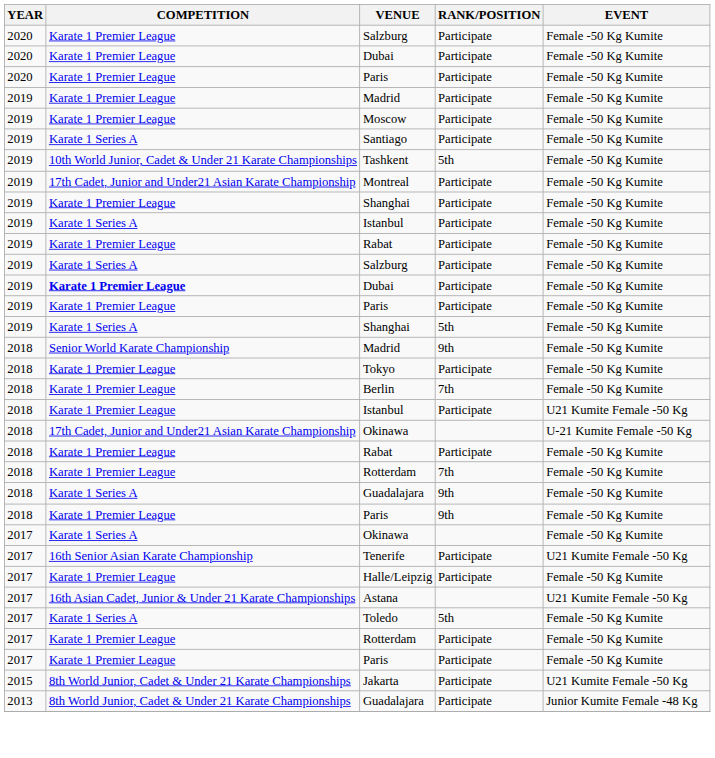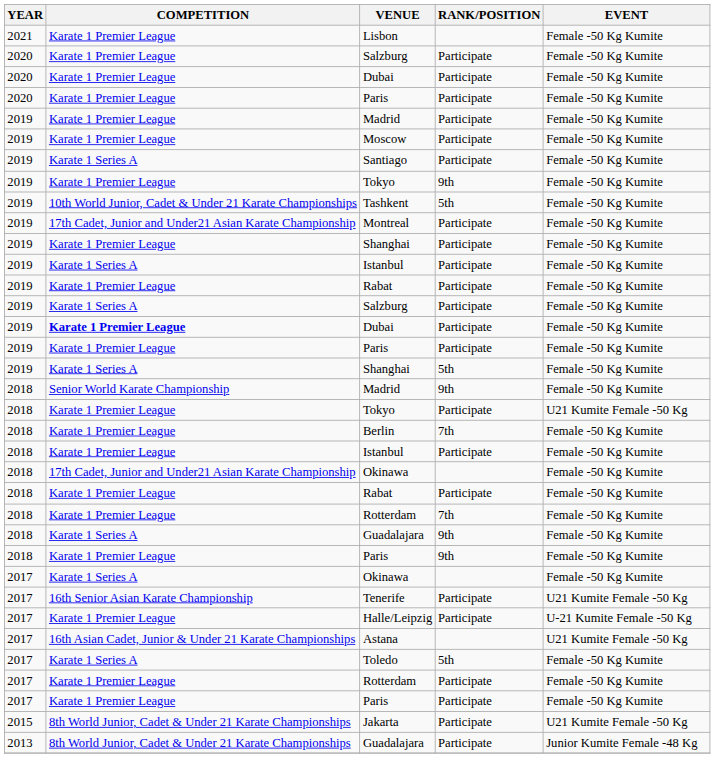+ row: (20, 35)
+ row: (20, 181)
(604, 368) Female -50 Kg Kumite -> (622, 410) U21 Kumite Female -50 Kg
(622, 410) U21 Kumite Female -50 Kg -> (604, 451) Female -50 Kg Kumite
(619, 431) U-21 Kumite Female -50 Kg -> (604, 472) Female -50 Kg Kumite
(604, 576) Female -50 Kg Kumite -> (619, 618) U-21 Kumite Female -50 Kg
